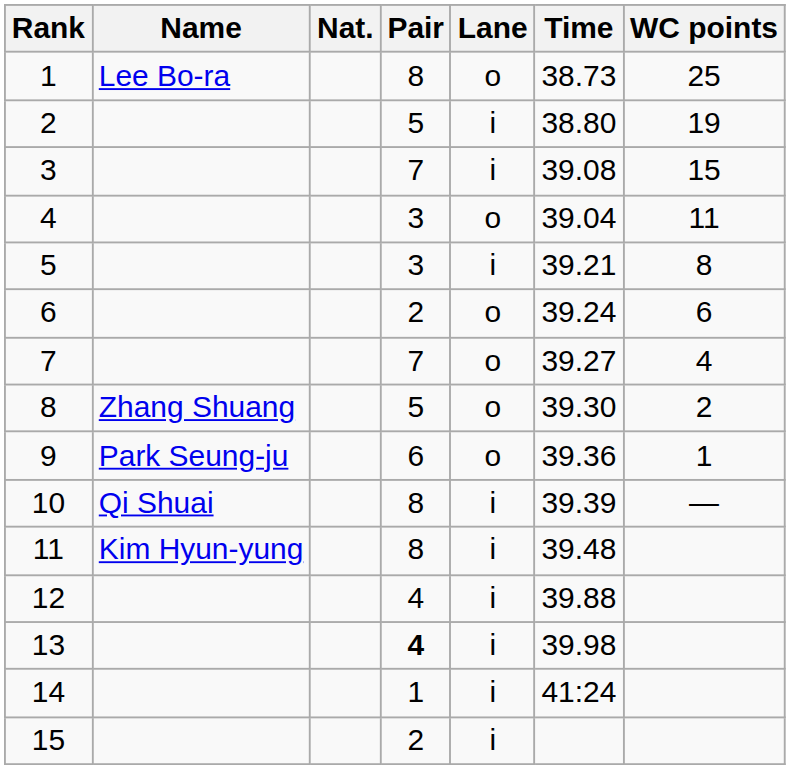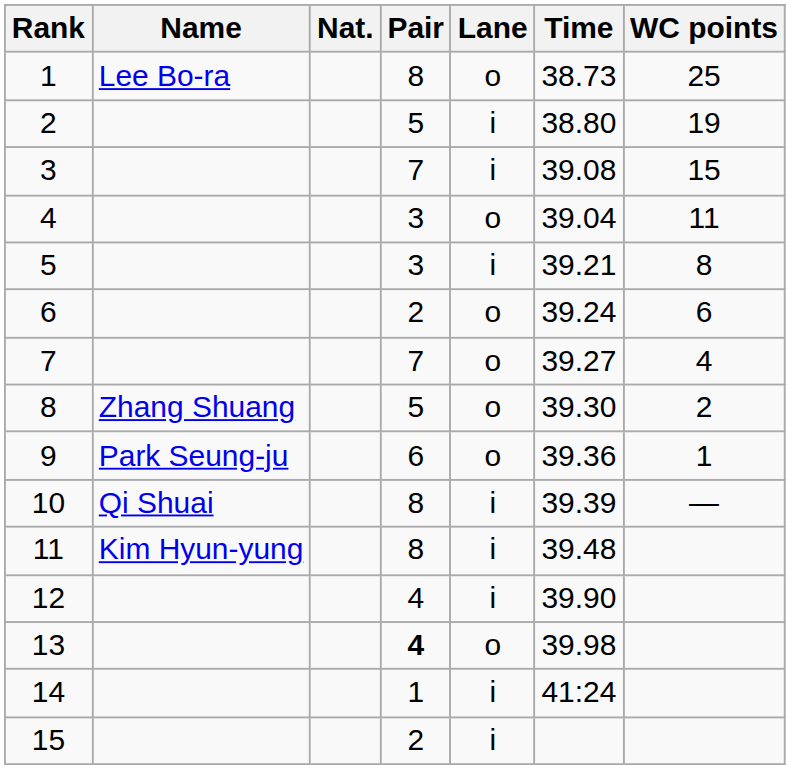(579, 597) 39.88 -> (579, 597) 39.90
(493, 645) i -> (493, 645) o
